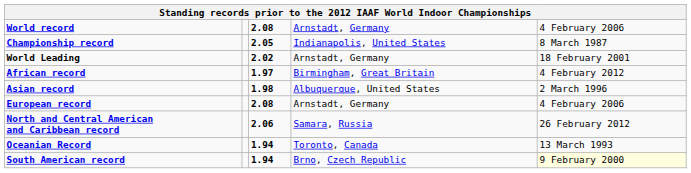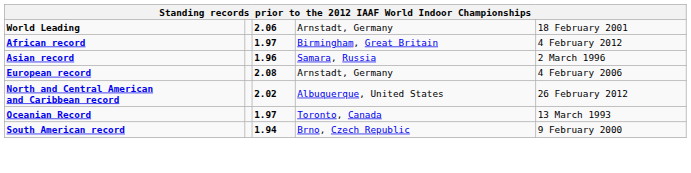- row: (40, 27)
- row: (60, 42)
(262, 58) 2.02 -> (265, 27) 2.06
(262, 88) 1.98 -> (265, 58) 1.96
(367, 88) Albuquerque, United States -> (337, 58) Samara, Russia
(262, 124) 2.06 -> (265, 94) 2.02
(333, 124) Samara, Russia -> (370, 94) Albuquerque, United States
(262, 145) 1.94 -> (265, 114) 1.97
(582, 160) lightyellow background -> (580, 130) no background
